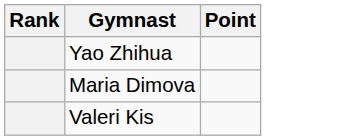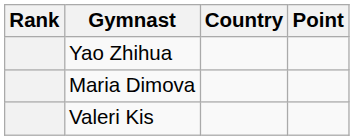+ column: (244, 20)
